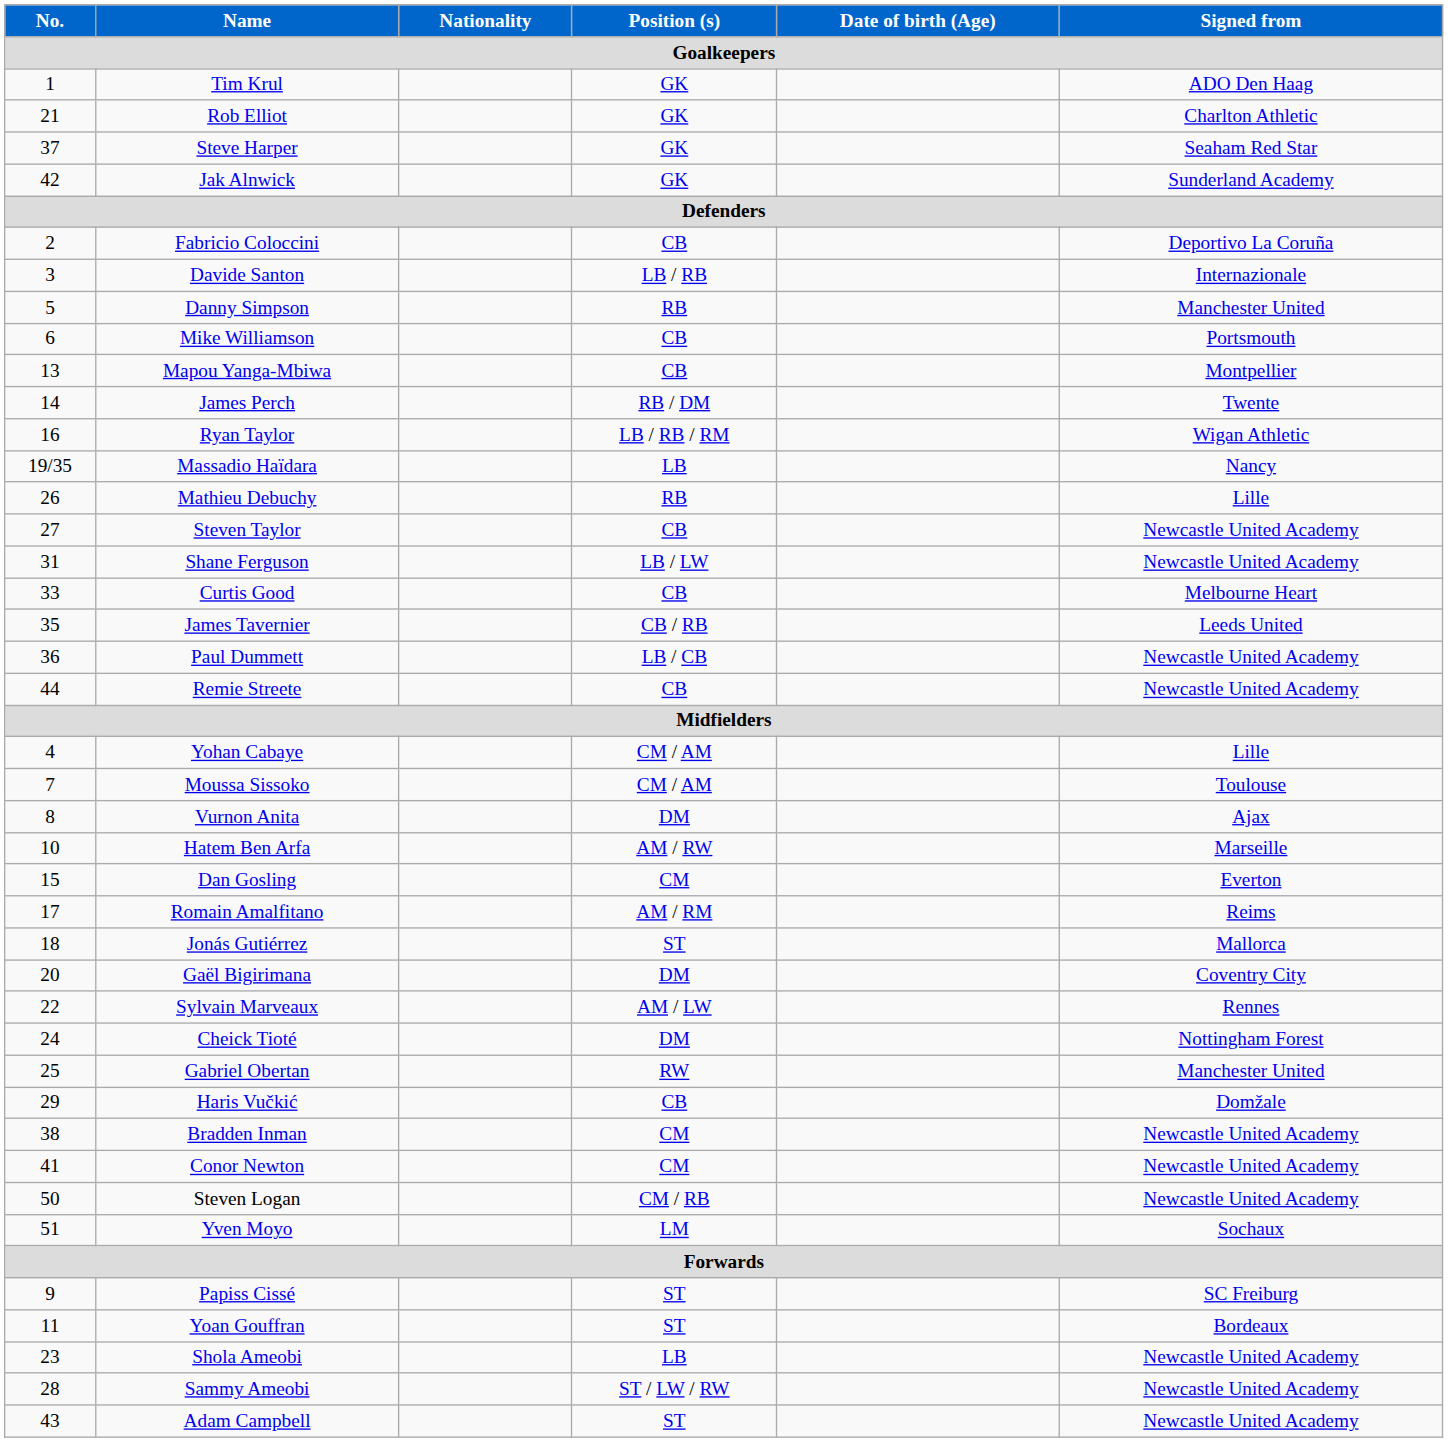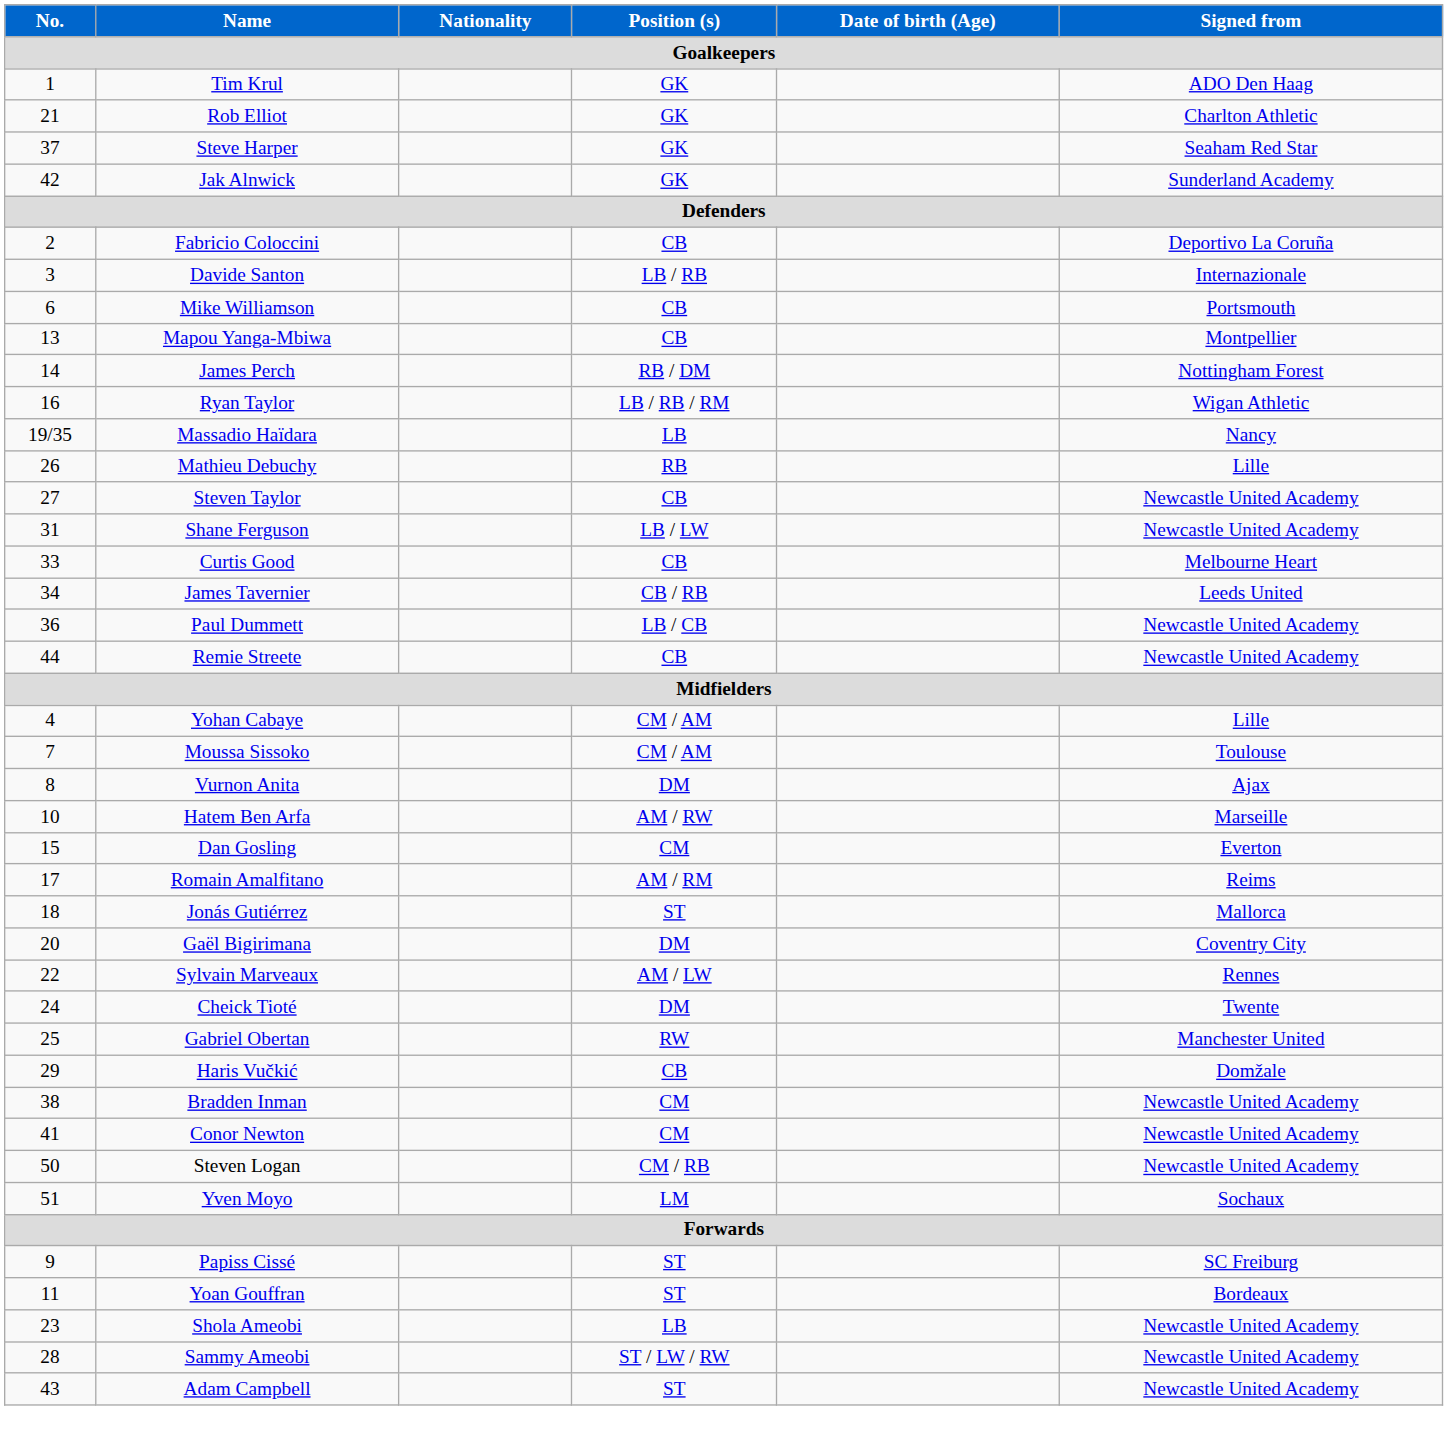- row: (247, 307)
(1251, 402) Twente -> (1251, 370) Nottingham Forest
(50, 625) 35 -> (50, 593) 34
(1251, 1039) Nottingham Forest -> (1251, 1007) Twente
